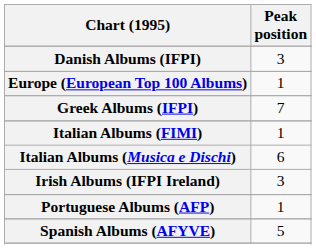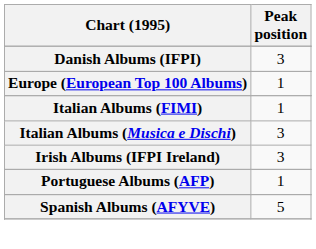- row: (128, 108)
(281, 157) 6 -> (281, 132) 3
